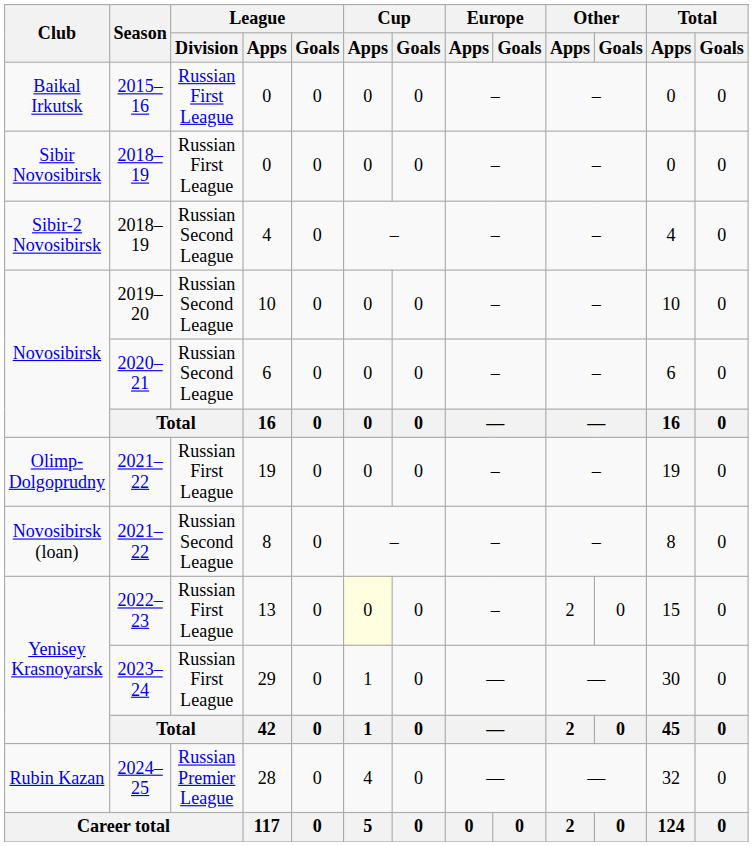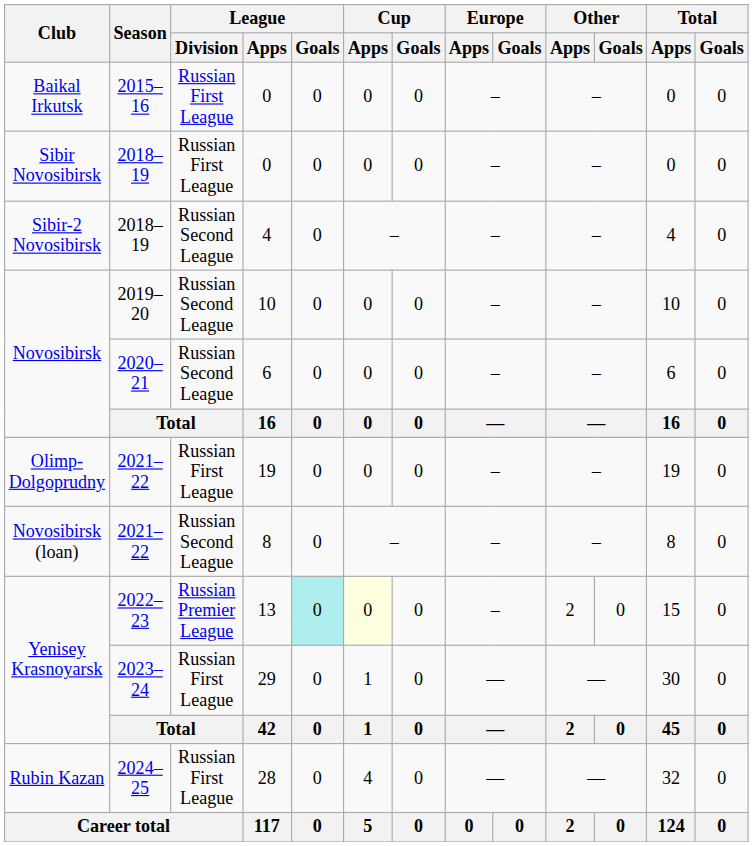(207, 610) Russian First League -> (207, 610) Russian Premier League
(317, 610) no background -> (317, 610) paleturquoise background
(207, 778) Russian Premier League -> (207, 778) Russian First League
